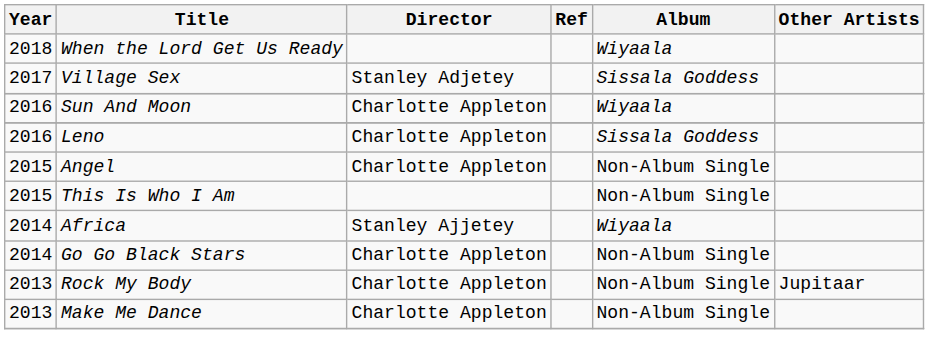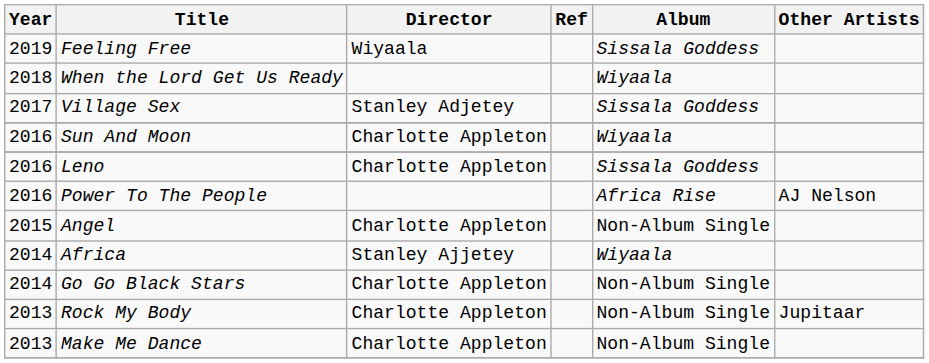+ row: (126, 49)
+ row: (164, 196)
- row: (148, 196)
